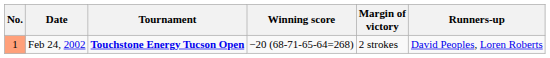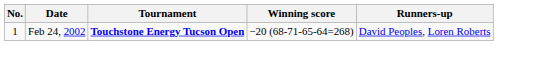- column: (382, 20)
(15, 44) lightsalmon background -> (15, 31) no background
